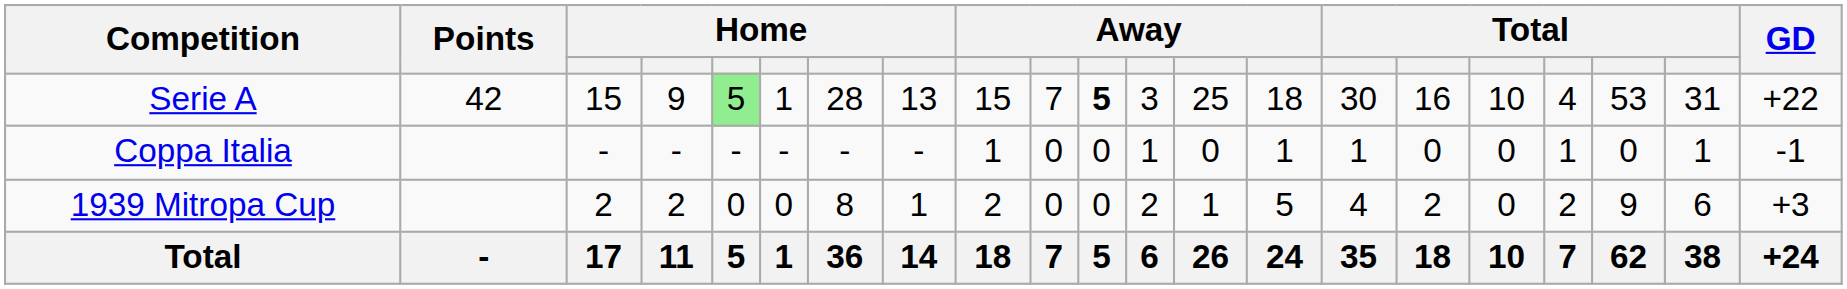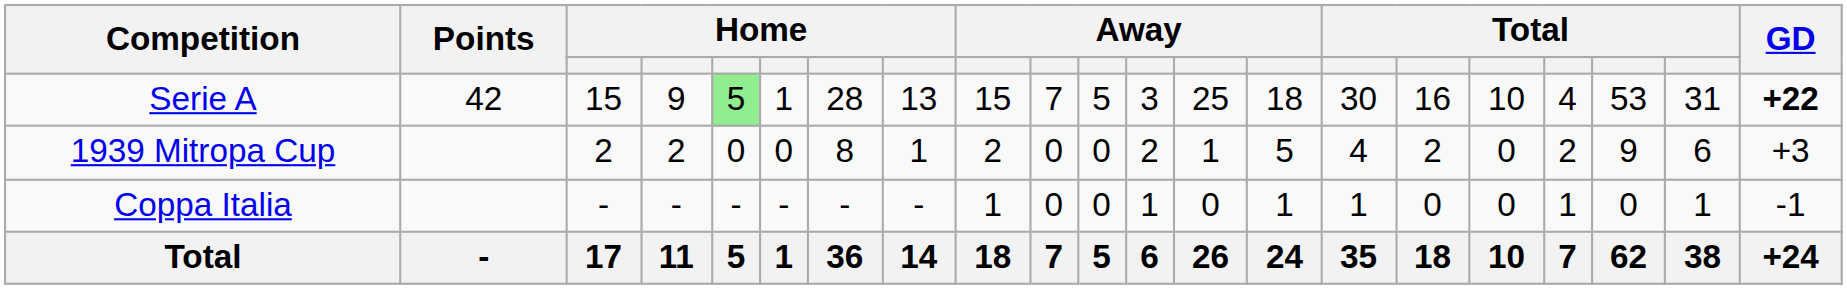(1102, 99) bold -> (1102, 99) normal
(1791, 99) normal -> (1791, 99) bold
rows swapped: (203, 151) <-> (203, 204)
